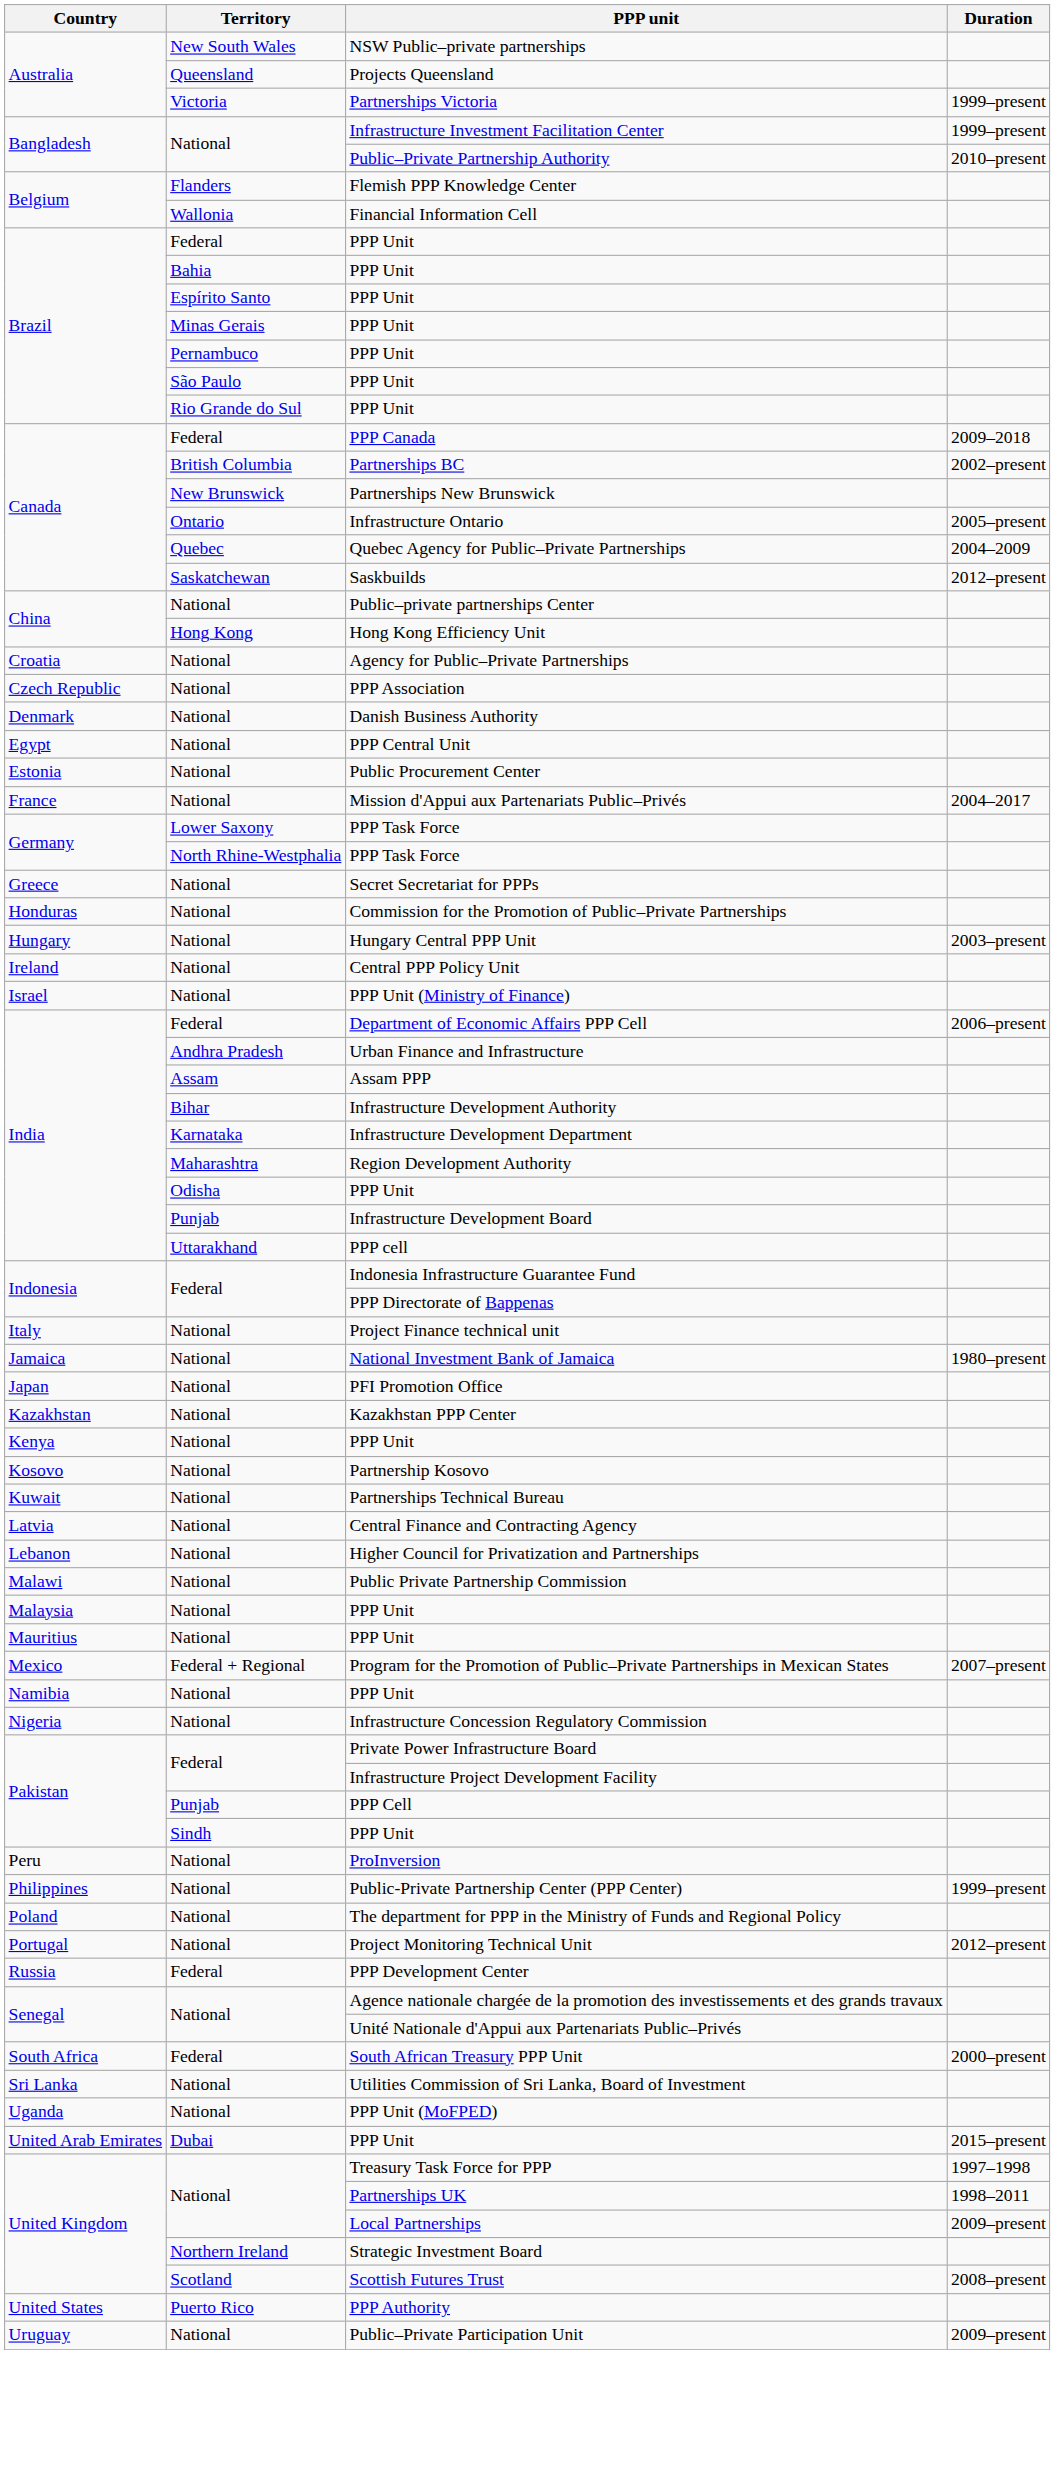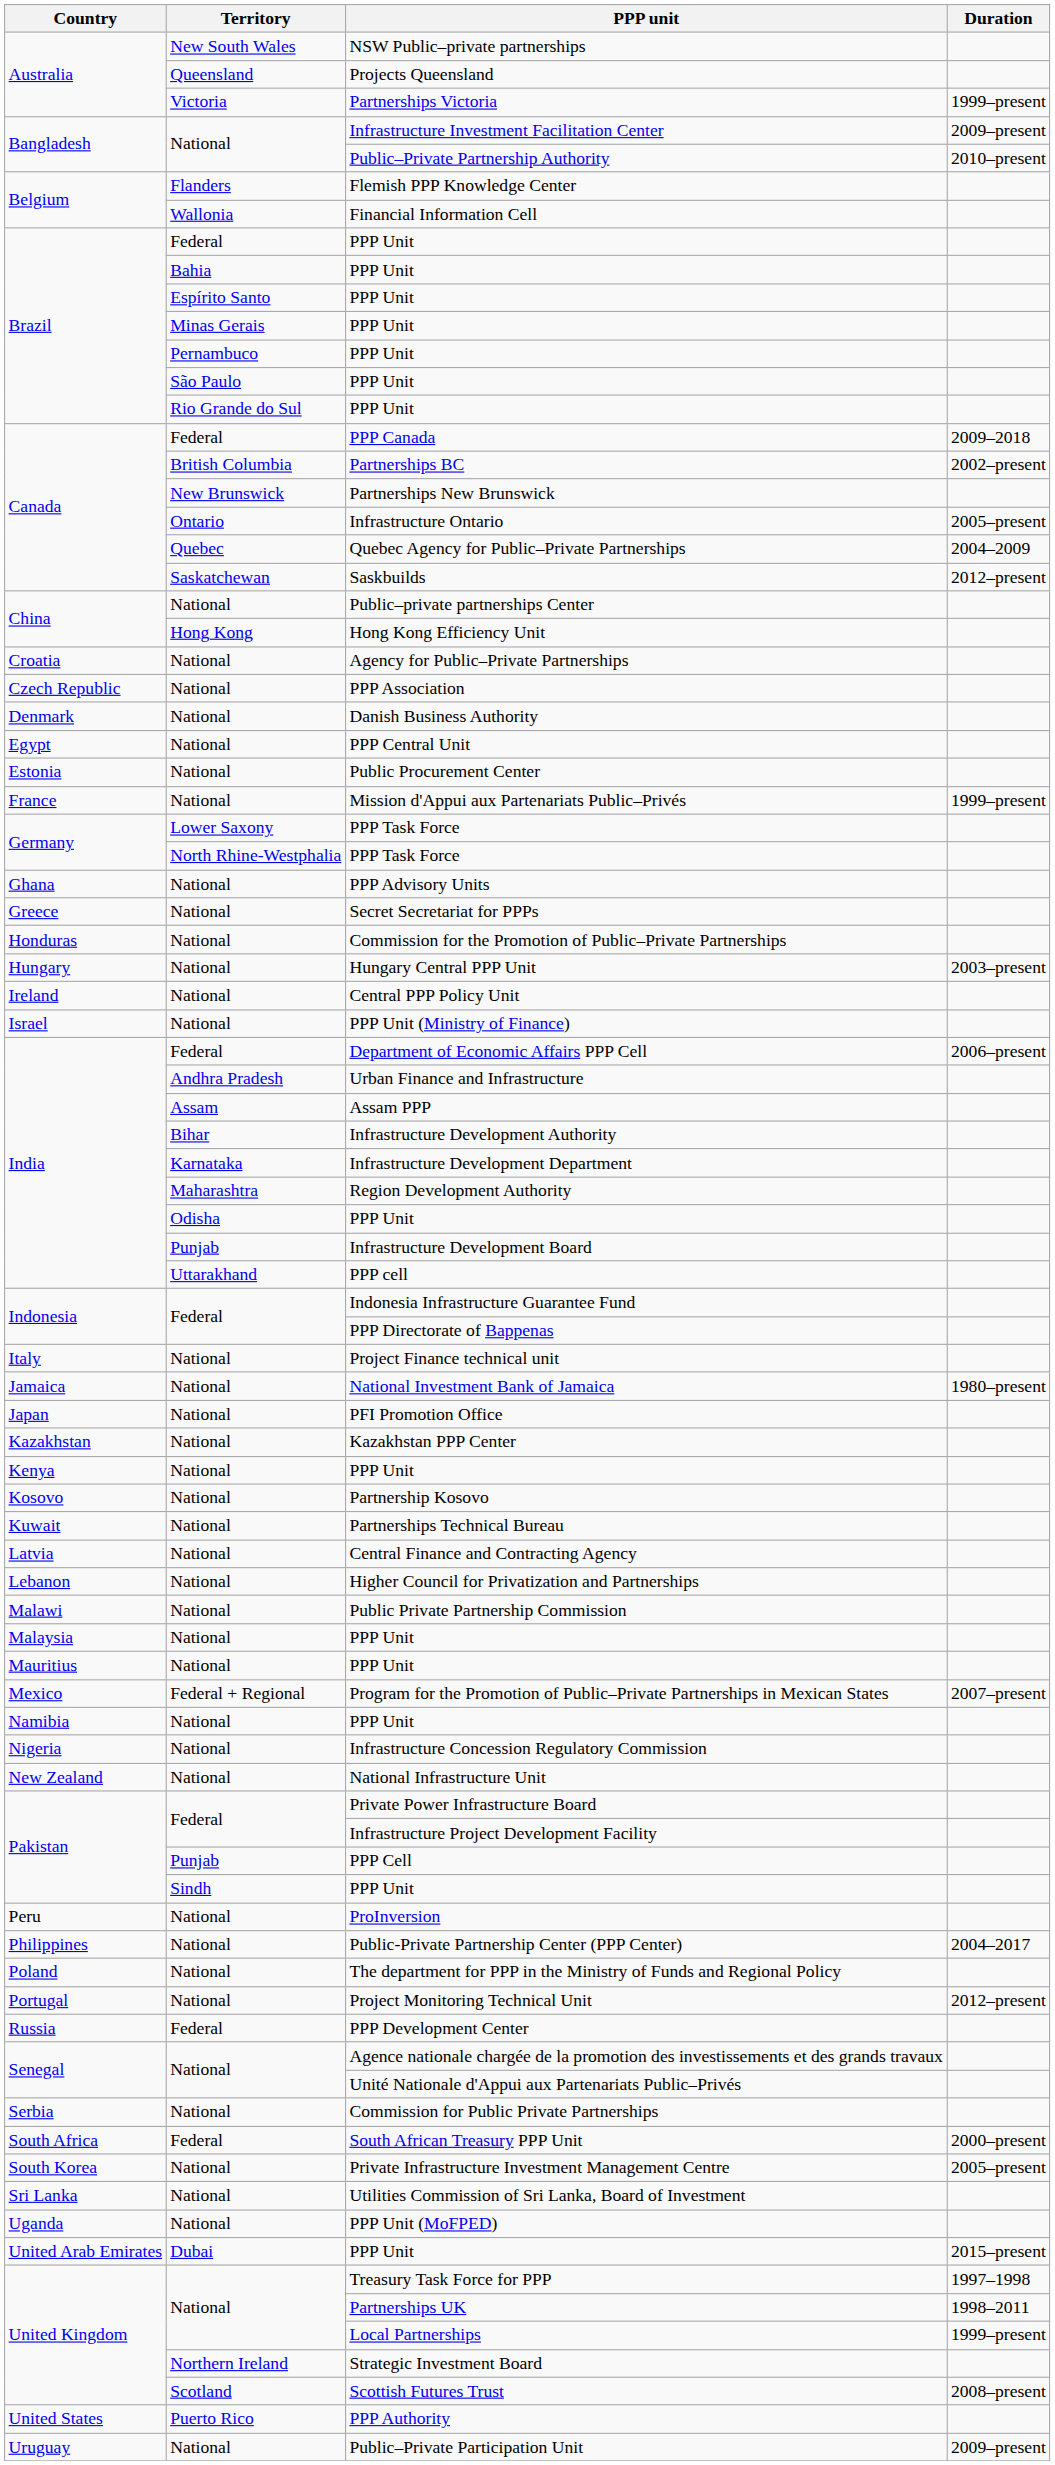(998, 130) 1999–present -> (998, 130) 2009–present
(991, 800) 2004–2017 -> (998, 800) 1999–present
+ row: (200, 883)
+ row: (200, 1776)
(998, 1888) 1999–present -> (991, 1944) 2004–2017
+ row: (200, 2111)
+ row: (200, 2167)
(998, 2223) 2009–present -> (998, 2335) 1999–present
